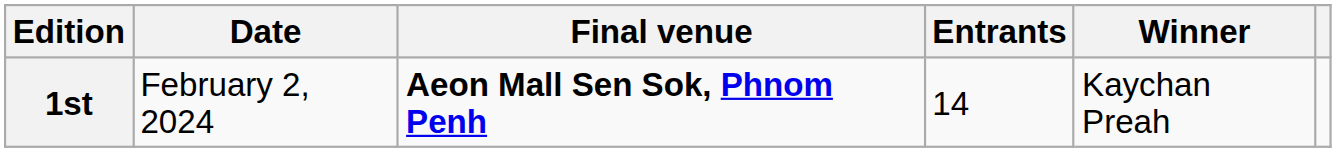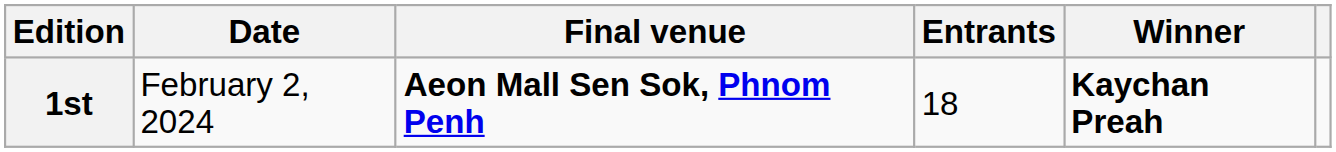(951, 102) 14 -> (940, 102) 18
(1146, 102) normal -> (1140, 102) bold
